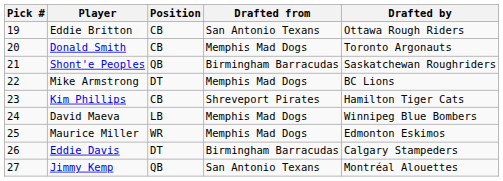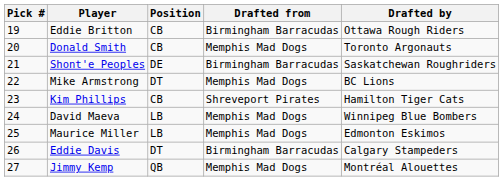(263, 30) San Antonio Texans -> (272, 30) Birmingham Barracudas
(156, 64) QB -> (156, 64) DE
(156, 133) WR -> (156, 133) LB
(263, 167) San Antonio Texans -> (257, 167) Memphis Mad Dogs
